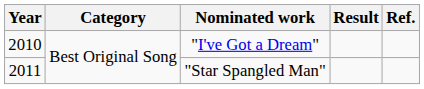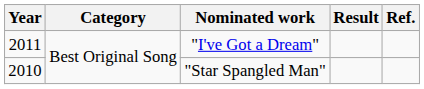(25, 44) 2010 -> (25, 44) 2011
(25, 70) 2011 -> (25, 70) 2010
